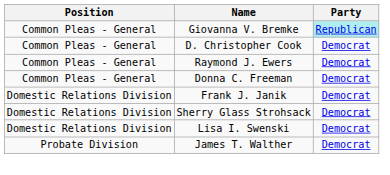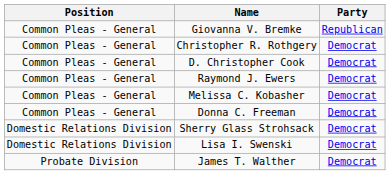(346, 29) paleturquoise background -> (352, 29) no background
+ row: (247, 46)
+ row: (247, 95)
- row: (244, 95)
